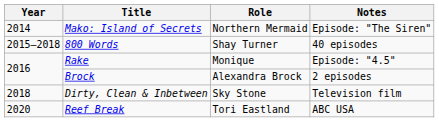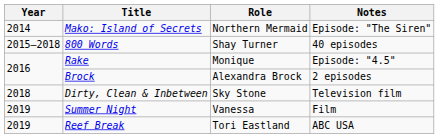+ row: (101, 109)
(19, 109) 2020 -> (19, 125) 2019
